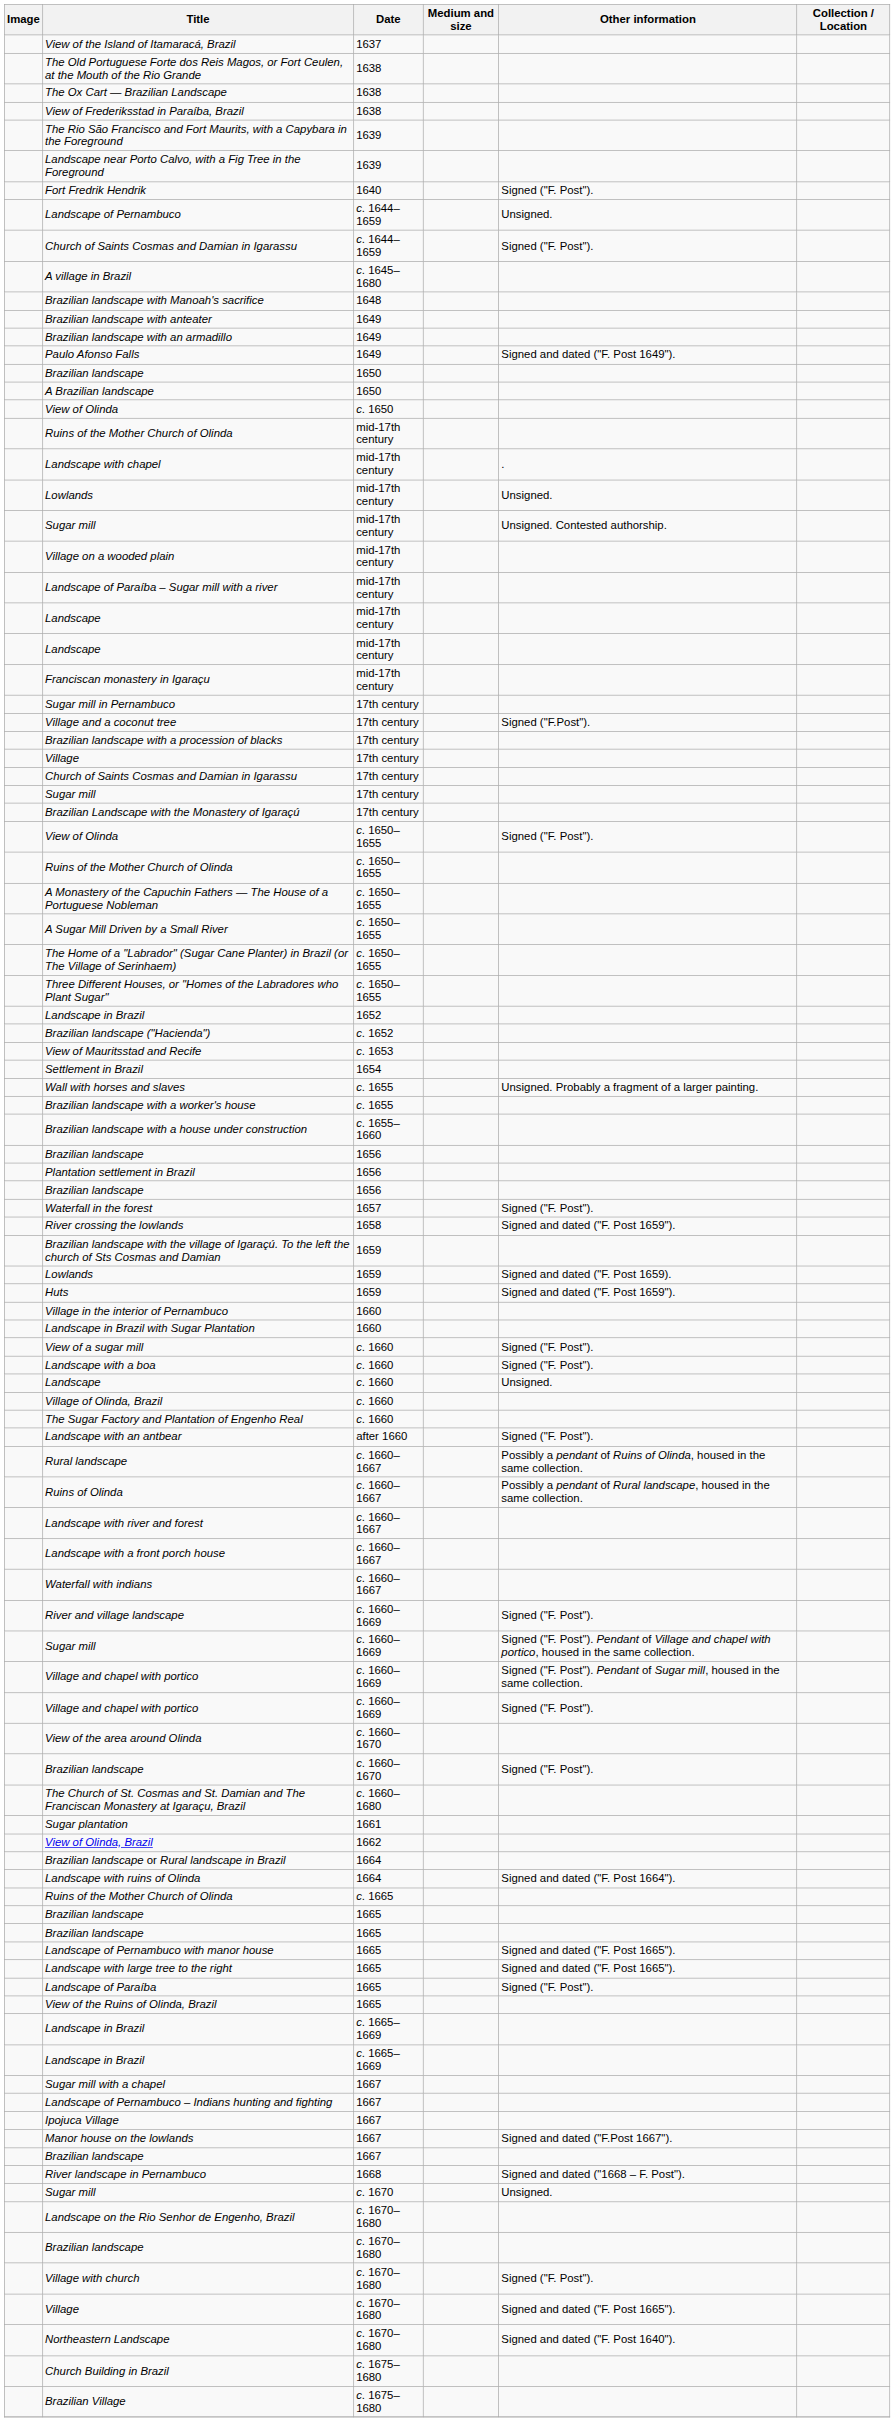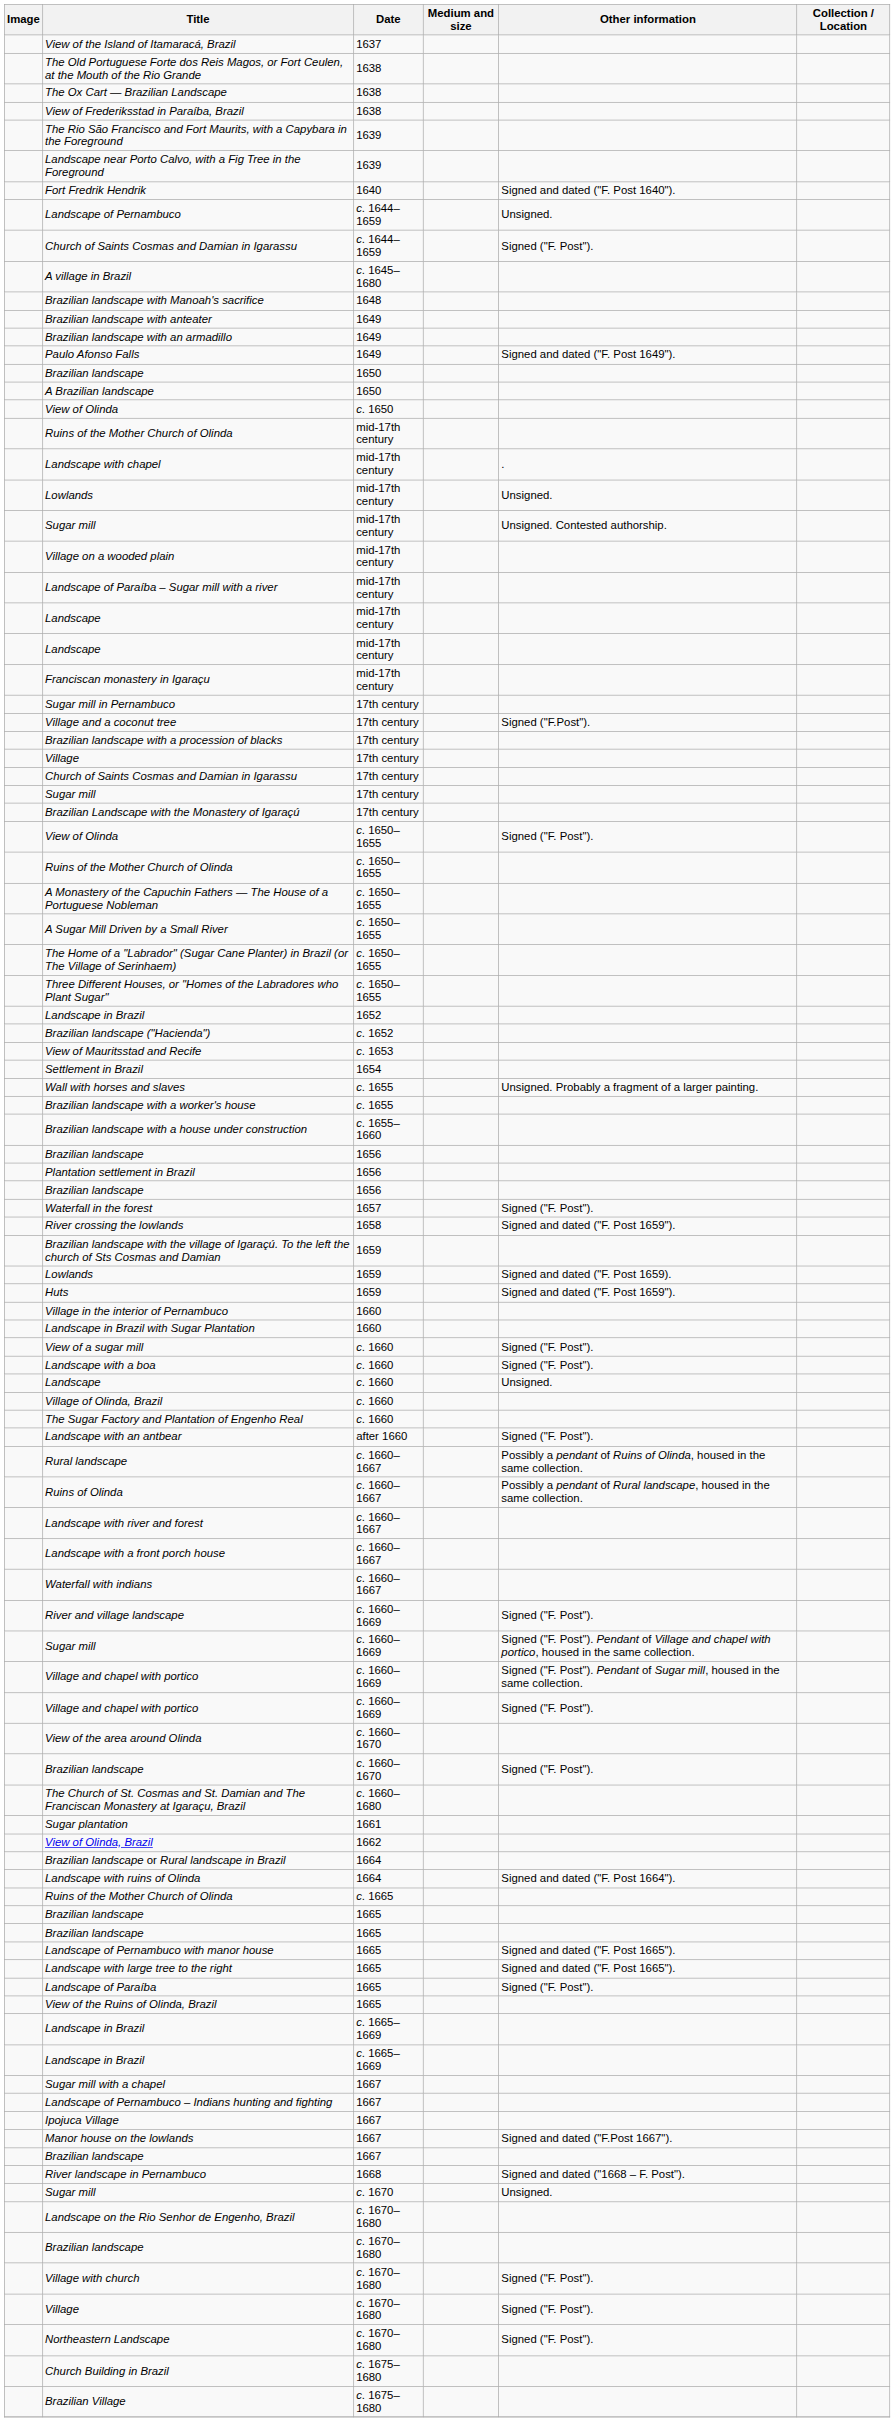(547, 190) Signed ("F. Post"). -> (588, 190) Signed and dated ("F. Post 1640").
(588, 2309) Signed and dated ("F. Post 1665"). -> (547, 2309) Signed ("F. Post").
(588, 2340) Signed and dated ("F. Post 1640"). -> (547, 2340) Signed ("F. Post").
